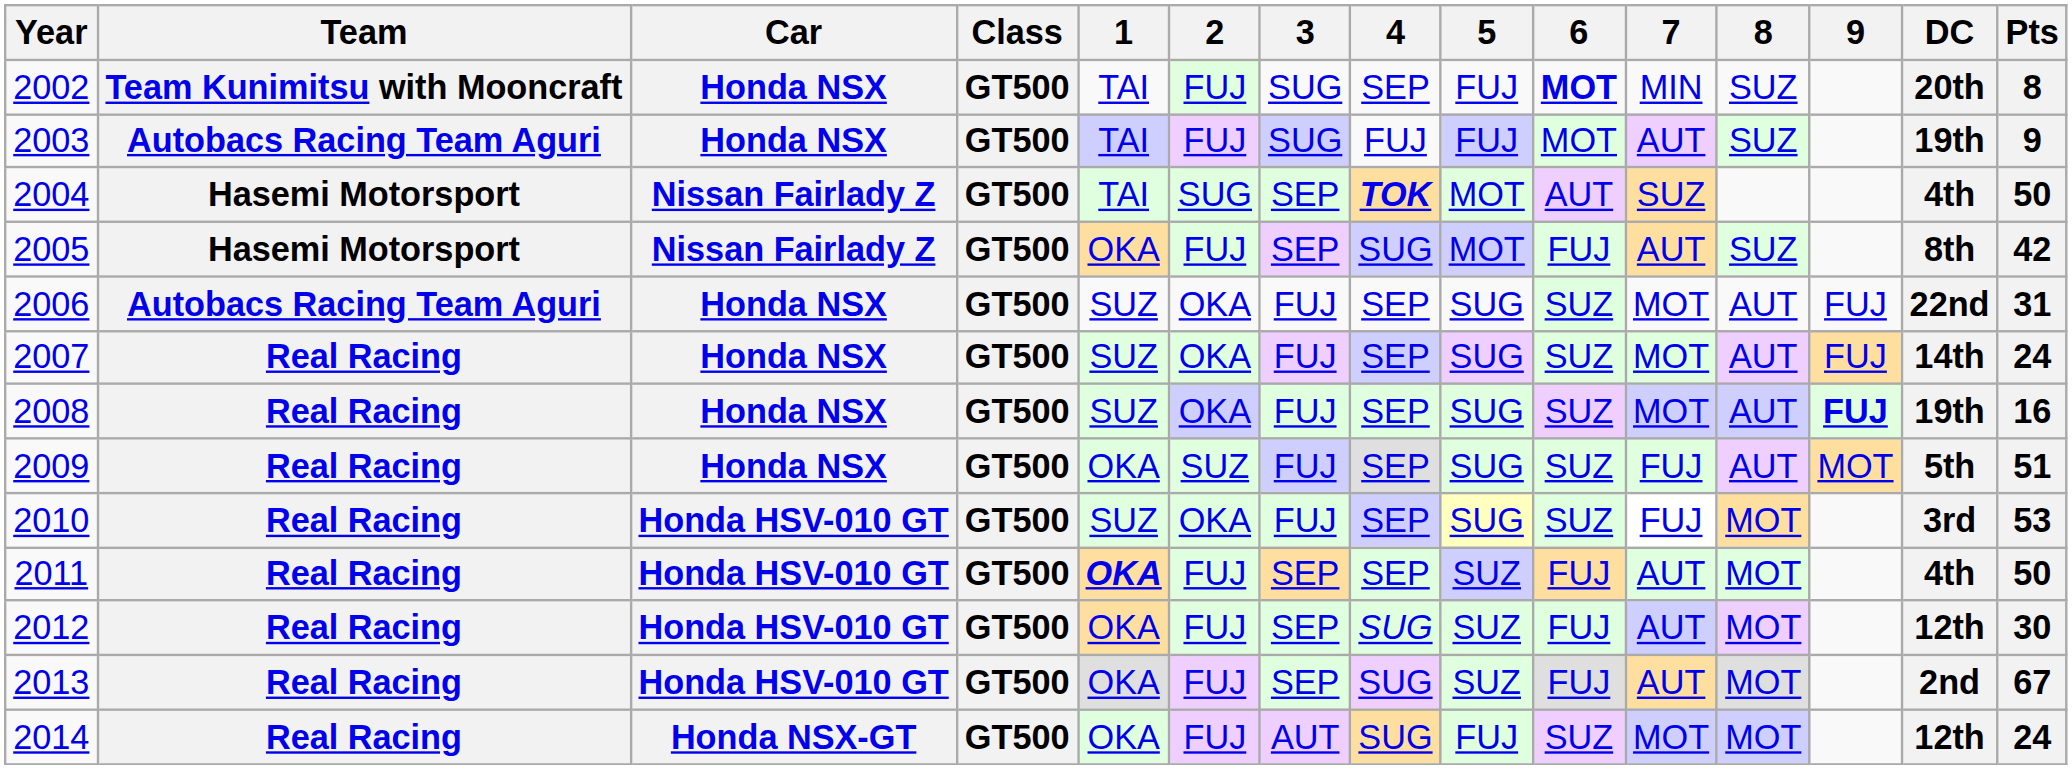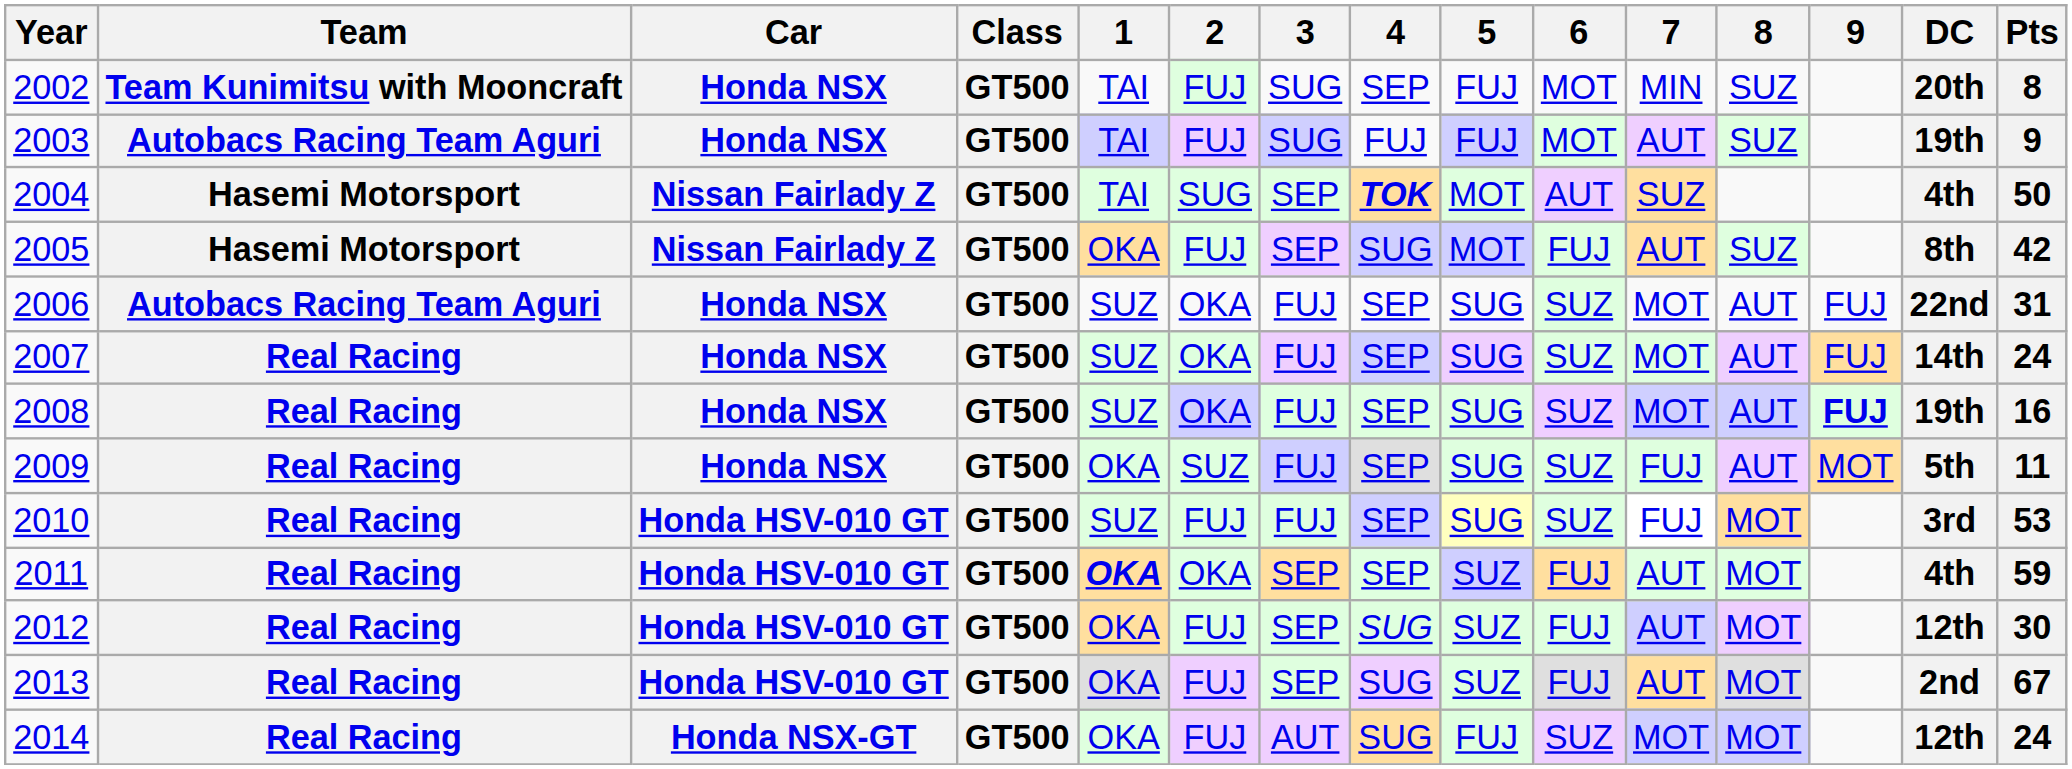(1579, 87) bold -> (1579, 87) normal
(2032, 466) 51 -> (2032, 466) 11
(1215, 520) OKA -> (1215, 520) FUJ
(1215, 574) FUJ -> (1215, 574) OKA
(2032, 574) 50 -> (2032, 574) 59
